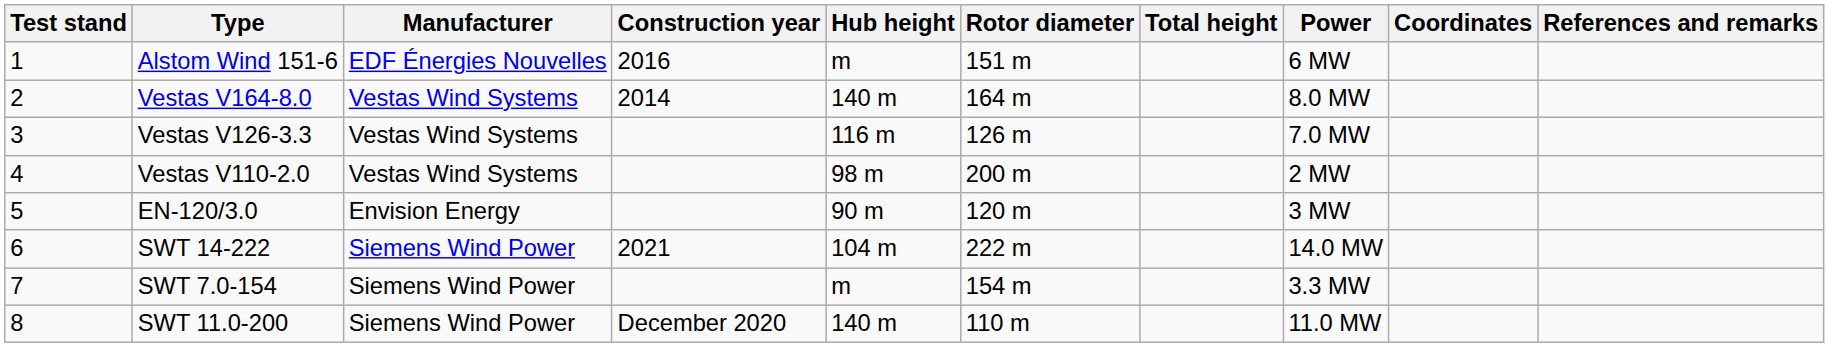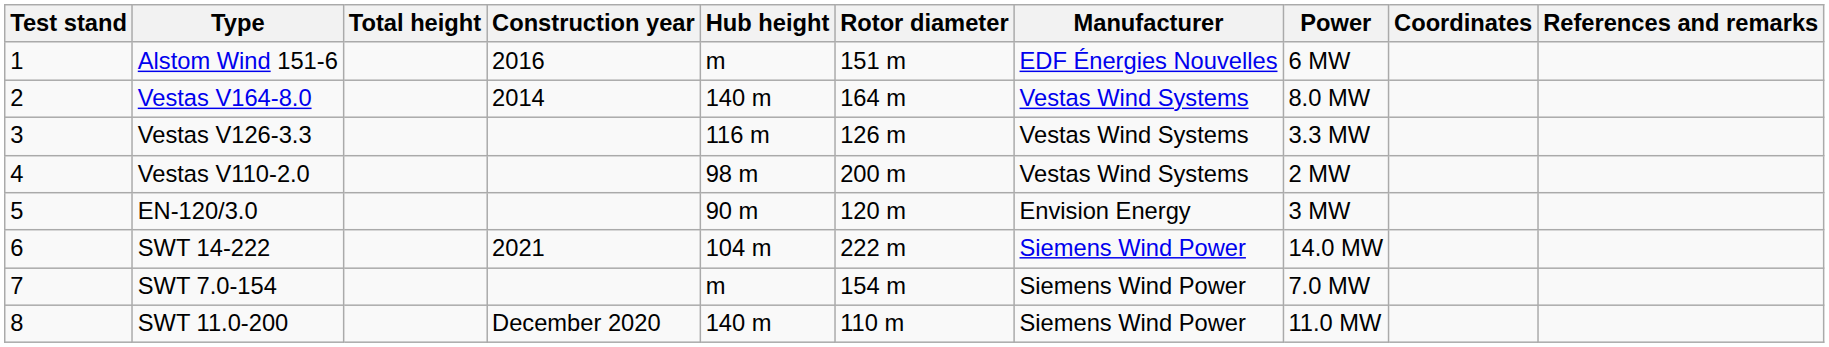columns swapped: (478, 23) <-> (1211, 23)
(1329, 135) 7.0 MW -> (1329, 135) 3.3 MW
(1329, 286) 3.3 MW -> (1329, 286) 7.0 MW
